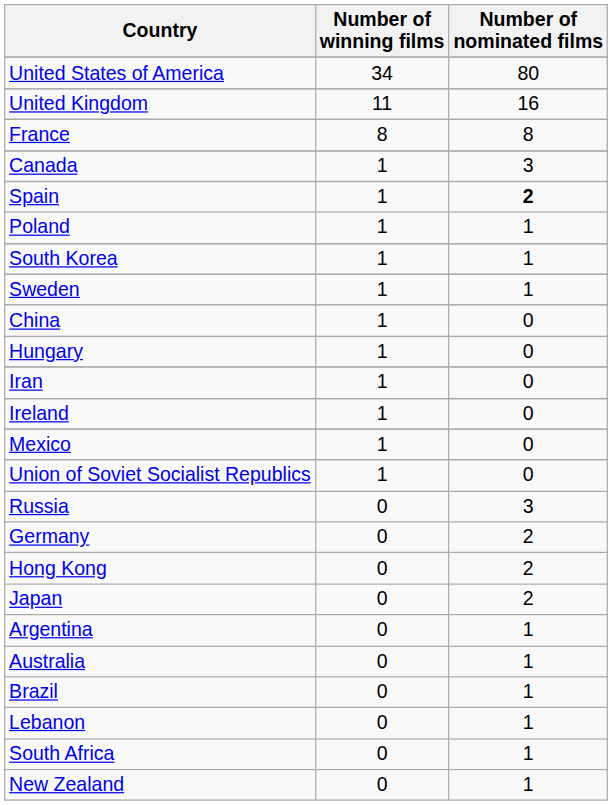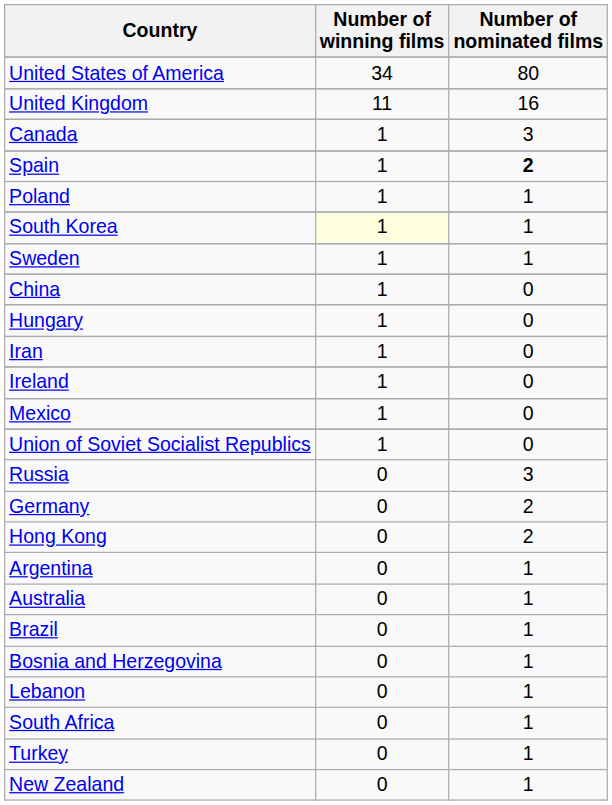- row: (39, 134)
(382, 258) no background -> (382, 227) lightyellow background
- row: (36, 599)
+ row: (115, 661)
+ row: (39, 753)
